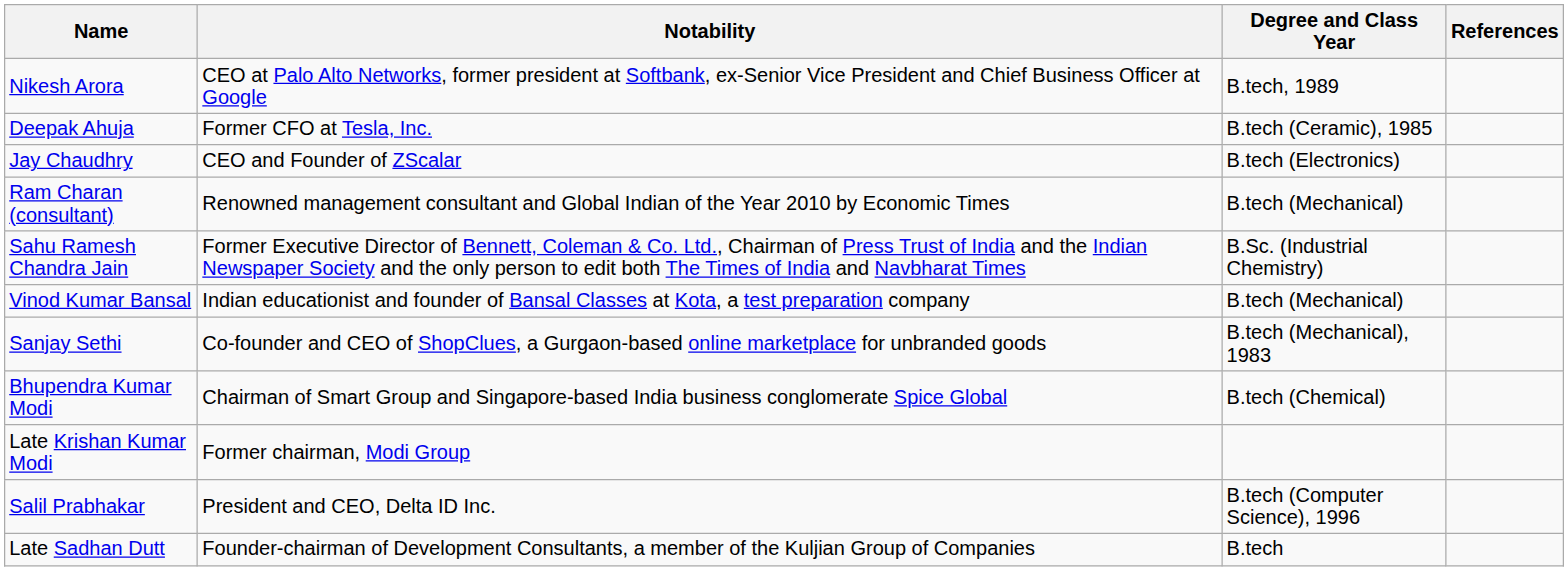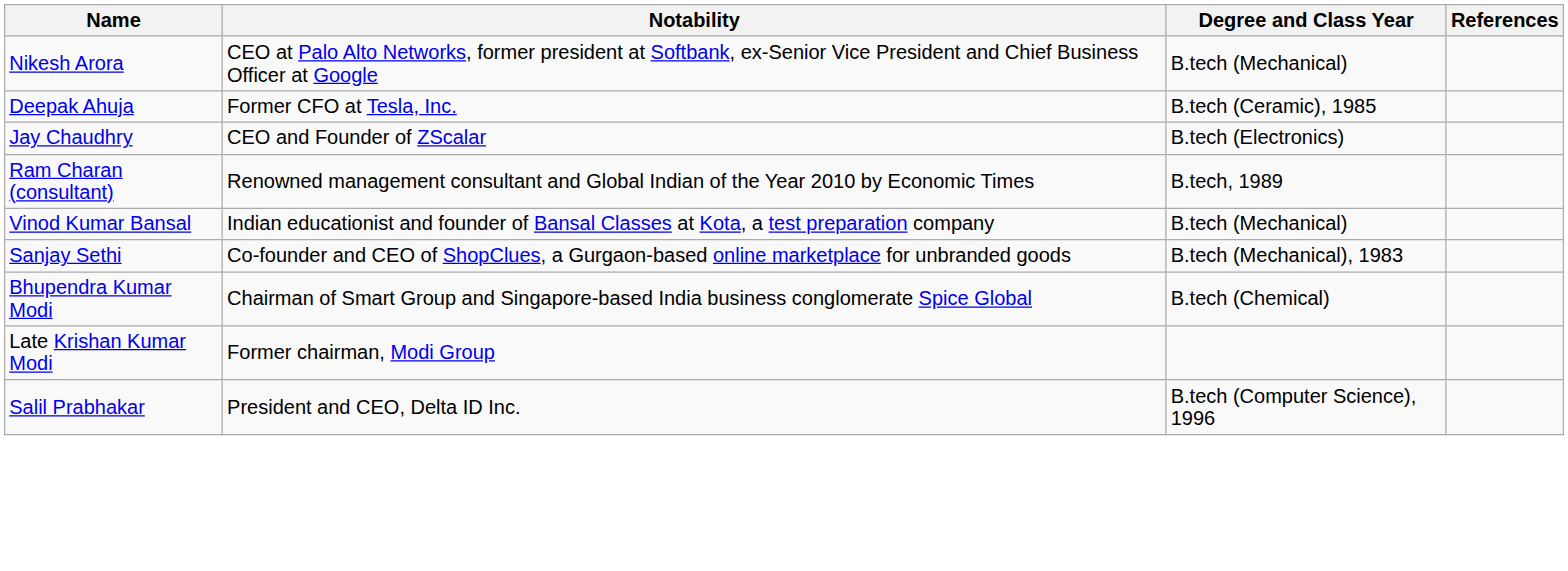(1283, 85) B.tech, 1989 -> (1259, 63) B.tech (Mechanical)
(1315, 203) B.tech (Mechanical) -> (1227, 180) B.tech, 1989
- row: (73, 257)
- row: (87, 549)
